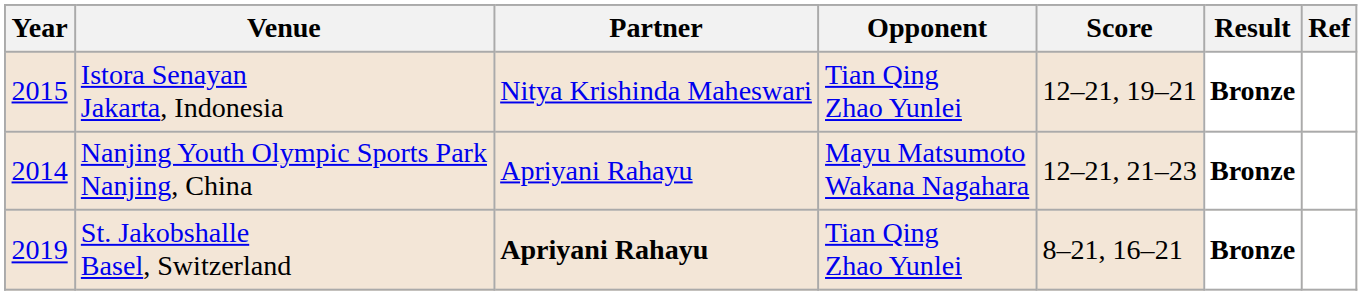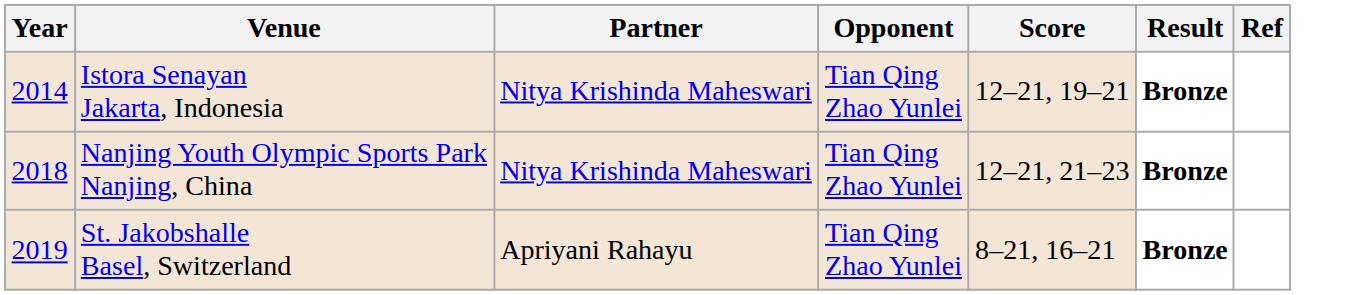(40, 90) 2015 -> (40, 90) 2014
(40, 170) 2014 -> (40, 170) 2018
(596, 170) Apriyani Rahayu -> (656, 170) Nitya Krishinda Maheswari
(927, 170) Mayu Matsumoto Wakana Nagahara -> (893, 170) Tian Qing Zhao Yunlei
(604, 249) bold -> (596, 249) normal
